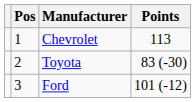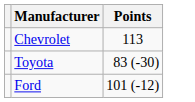- column: (25, 16)
